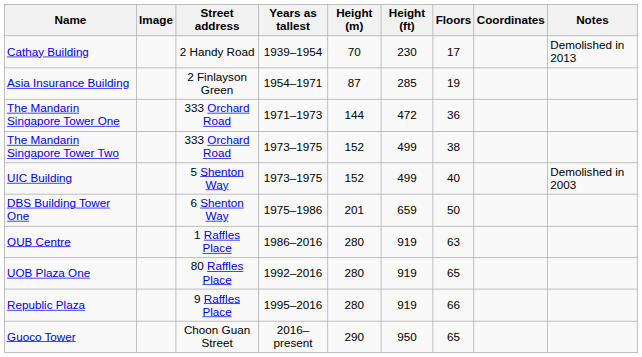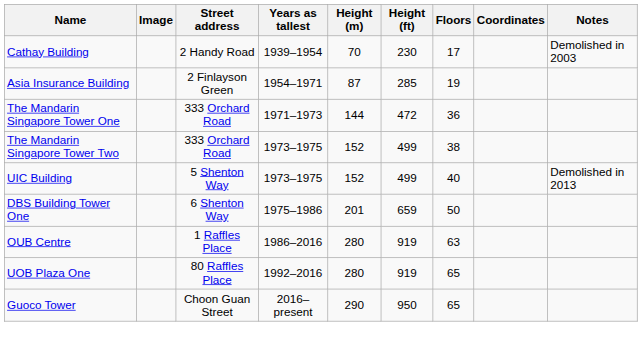(587, 51) Demolished in 2013 -> (587, 51) Demolished in 2003
(587, 178) Demolished in 2003 -> (587, 178) Demolished in 2013
- row: (46, 305)
